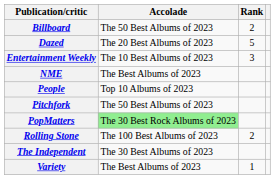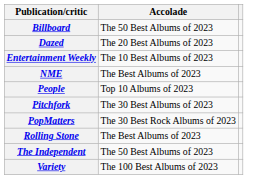- column: (252, 12)
(157, 105) The 50 Best Albums of 2023 -> (157, 105) The 30 Best Albums of 2023
(168, 120) lightgreen background -> (168, 120) no background
(159, 136) The 100 Best Albums of 2023 -> (151, 136) The Best Albums of 2023
(157, 151) The 30 Best Albums of 2023 -> (157, 151) The 50 Best Albums of 2023
(151, 167) The Best Albums of 2023 -> (159, 167) The 100 Best Albums of 2023
